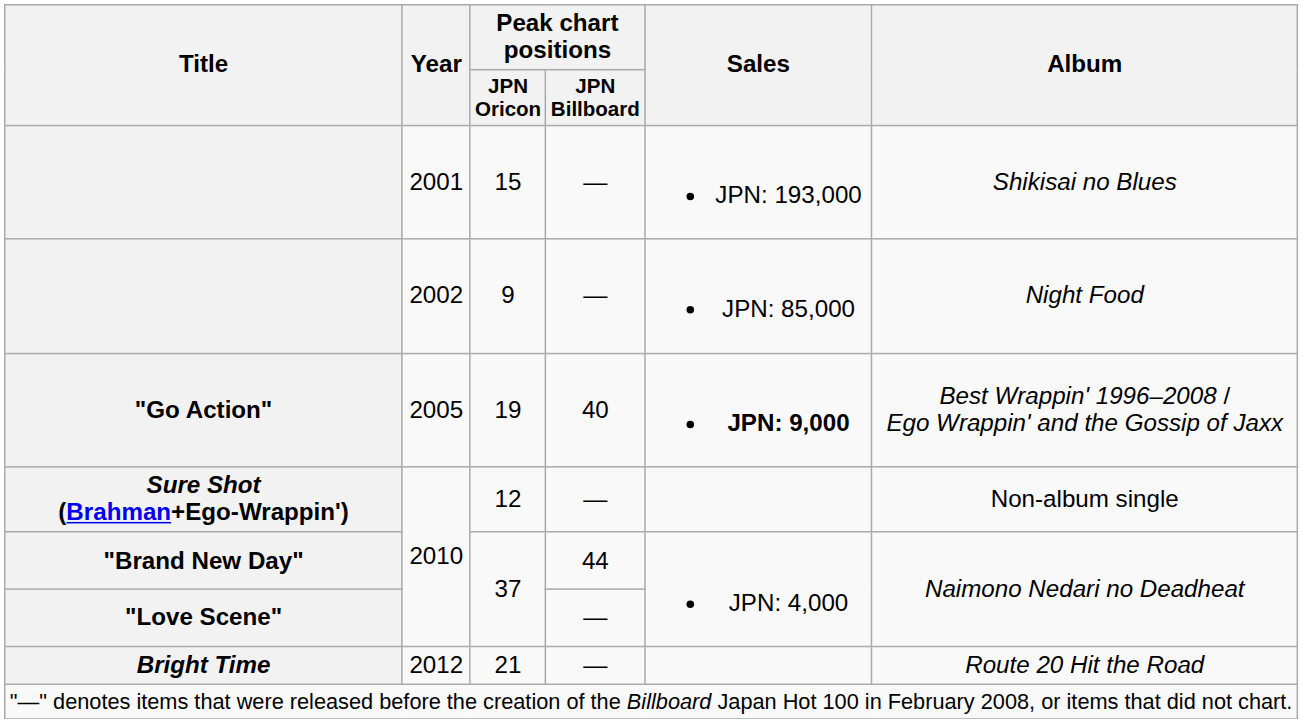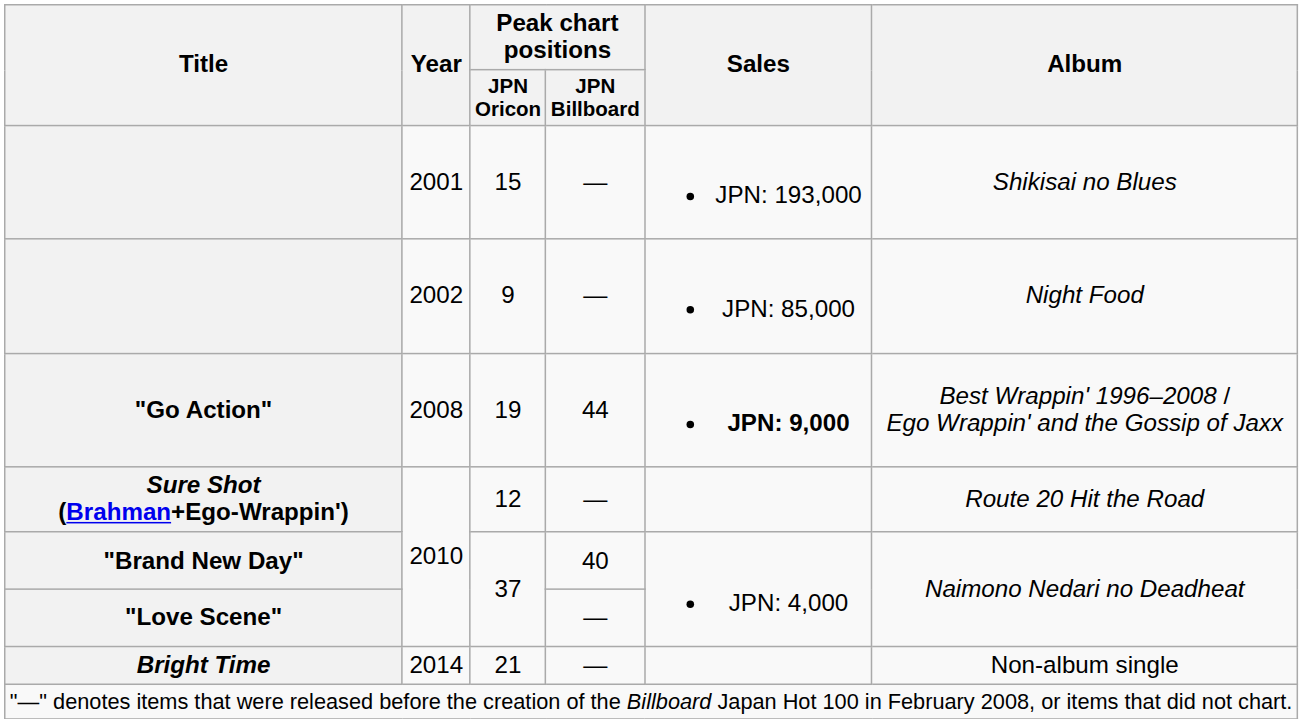(436, 409) 2005 -> (436, 409) 2008
(595, 409) 40 -> (595, 409) 44
(1085, 499) Non-album single -> (1085, 499) Route 20 Hit the Road
(595, 560) 44 -> (595, 560) 40
(436, 664) 2012 -> (436, 664) 2014
(1085, 664) Route 20 Hit the Road -> (1085, 664) Non-album single
